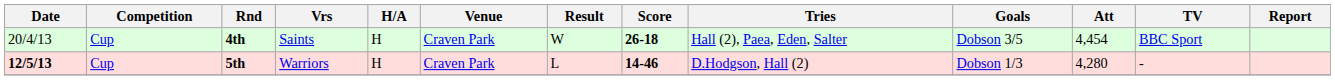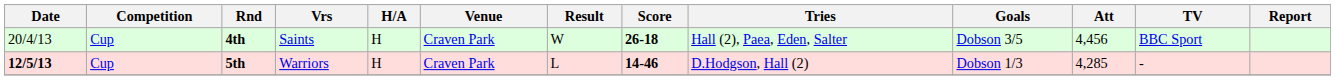(1092, 39) 4,454 -> (1092, 39) 4,456
(1092, 62) 4,280 -> (1092, 62) 4,285
